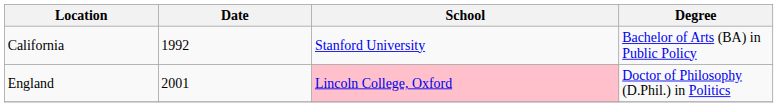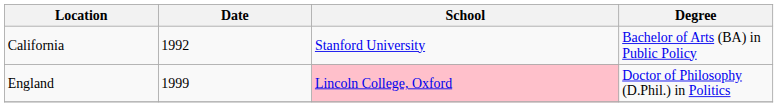(175, 83) 2001 -> (175, 83) 1999
